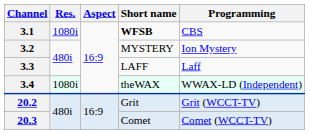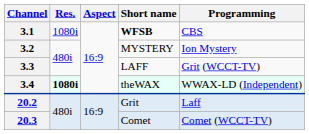(191, 66) Laff -> (221, 66) Grit (WCCT-TV)
(65, 84) normal -> (65, 84) bold
(221, 102) Grit (WCCT-TV) -> (191, 102) Laff
